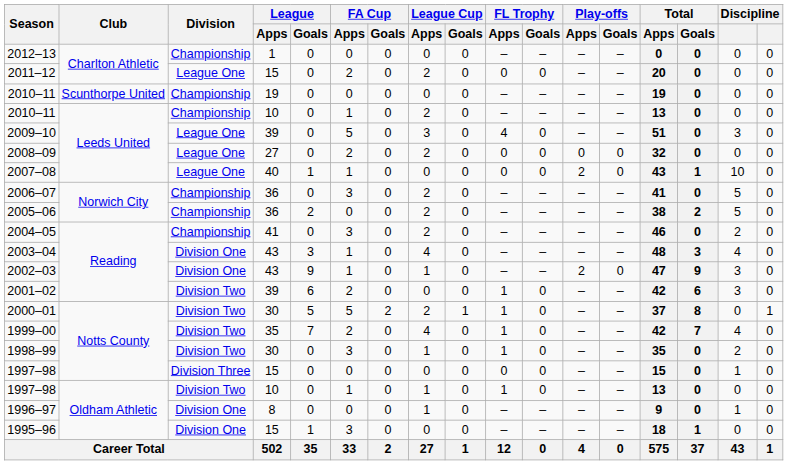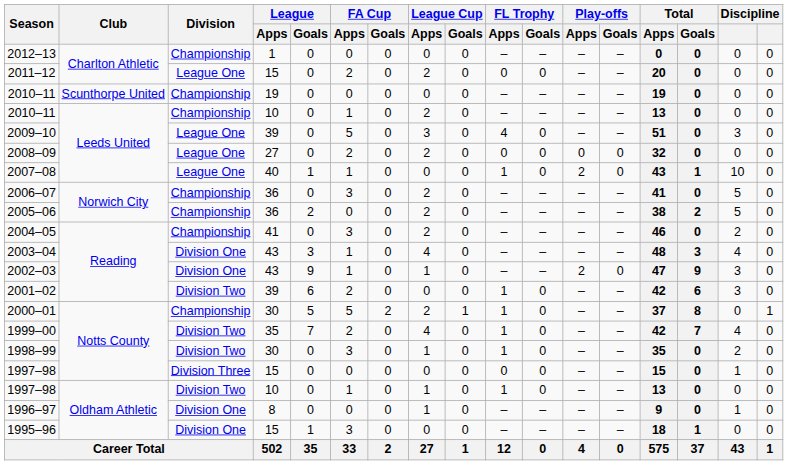(504, 172) 0 -> (504, 172) 1
(211, 311) Division Two -> (211, 311) Championship
